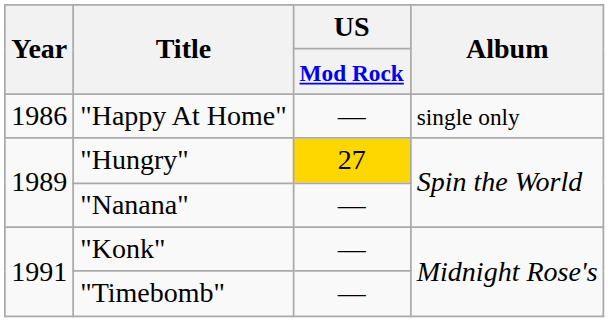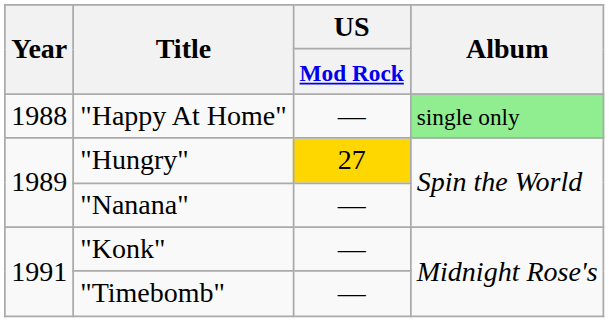(39, 115) 1986 -> (39, 115) 1988
(468, 117) no background -> (468, 117) lightgreen background
